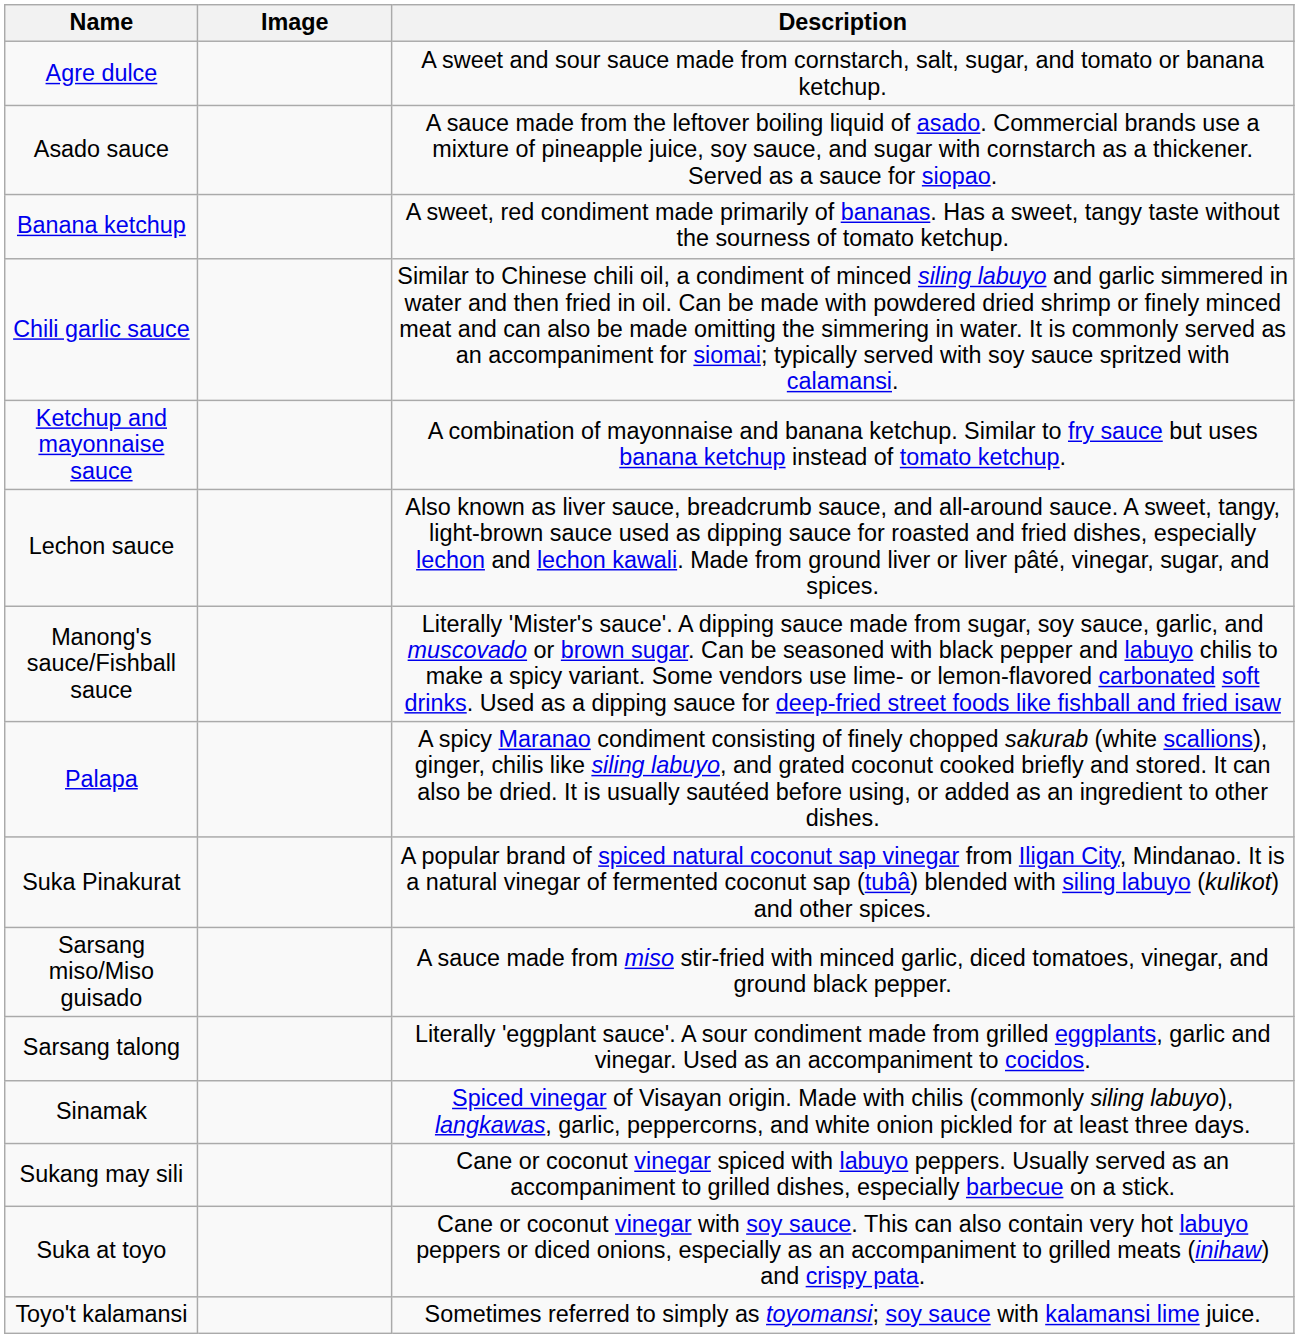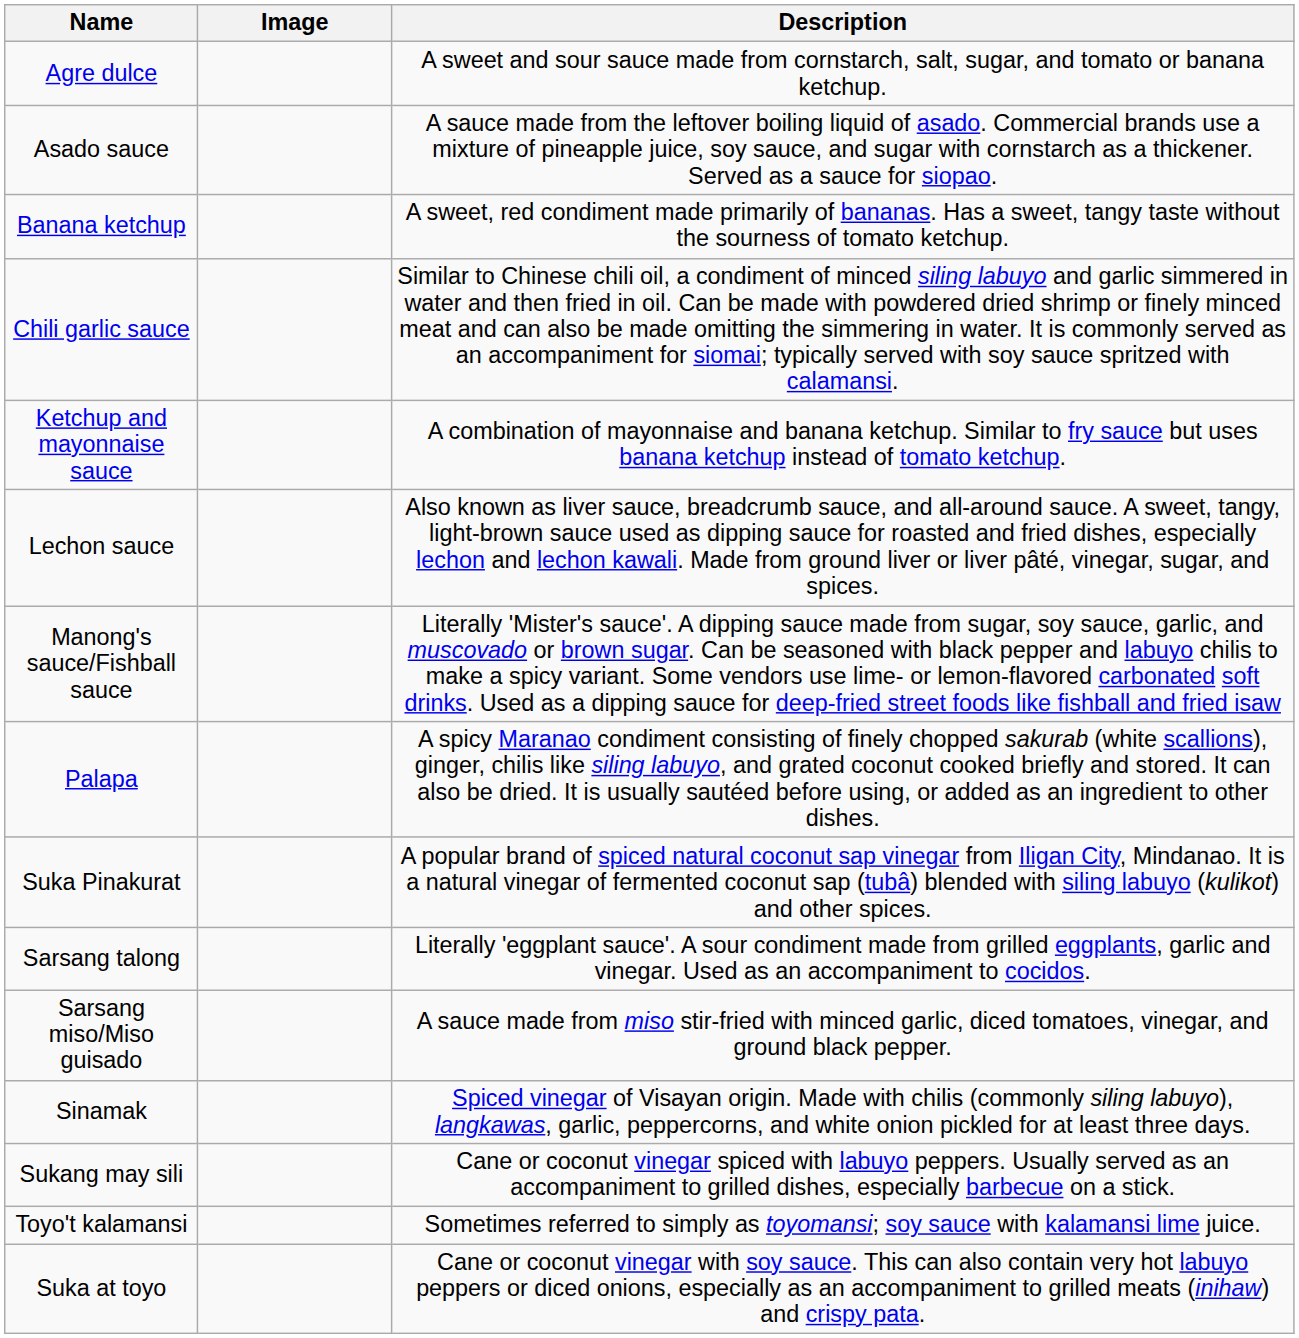rows swapped: (101, 971) <-> (101, 1048)
rows swapped: (101, 1251) <-> (101, 1314)
